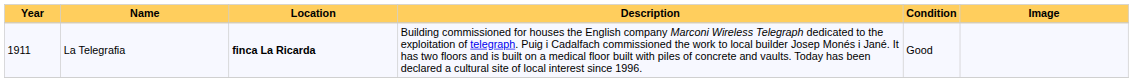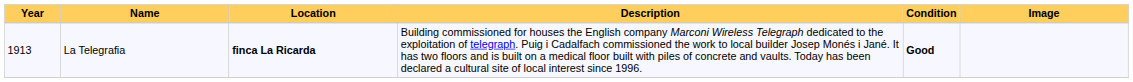(19, 50) 1911 -> (20, 50) 1913
(919, 50) normal -> (920, 50) bold
